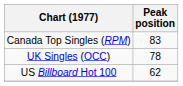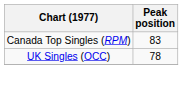- row: (69, 72)
